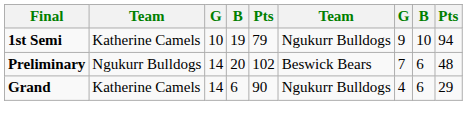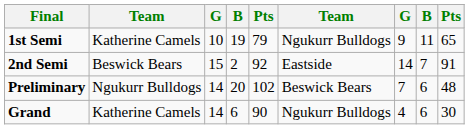(424, 40) 10 -> (427, 40) 11
(446, 40) 94 -> (449, 40) 65
+ row: (38, 64)
(446, 87) 29 -> (449, 111) 30
